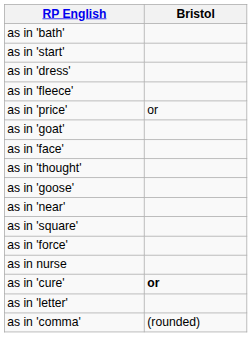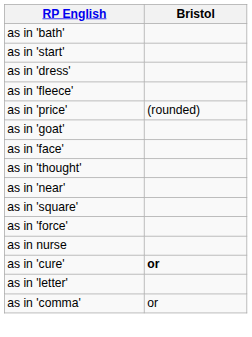(153, 110) or -> (174, 110) (rounded)
- row: (41, 187)
(174, 322) (rounded) -> (153, 303) or
